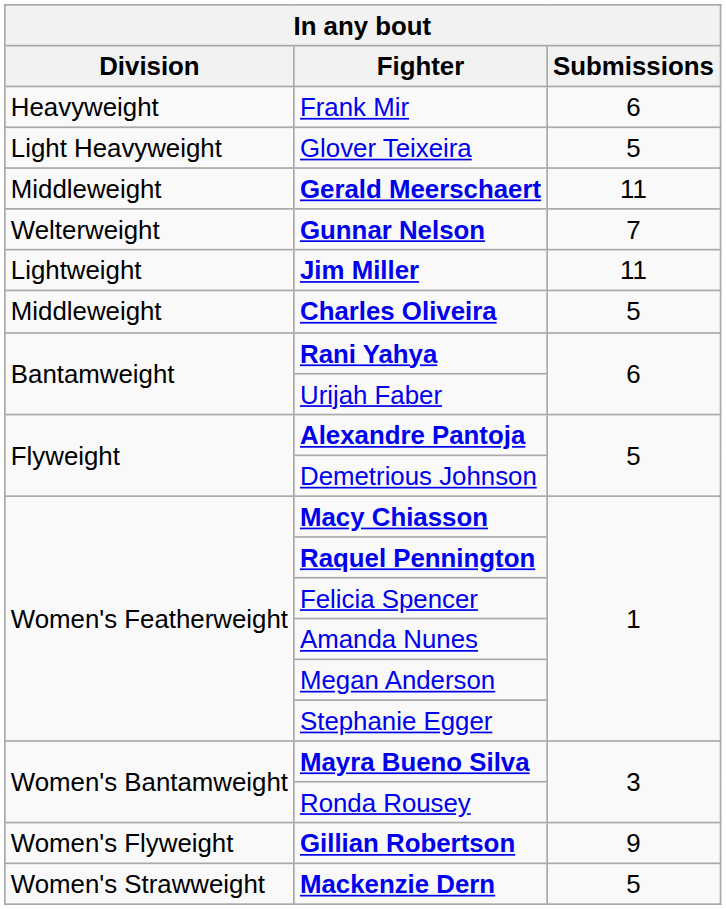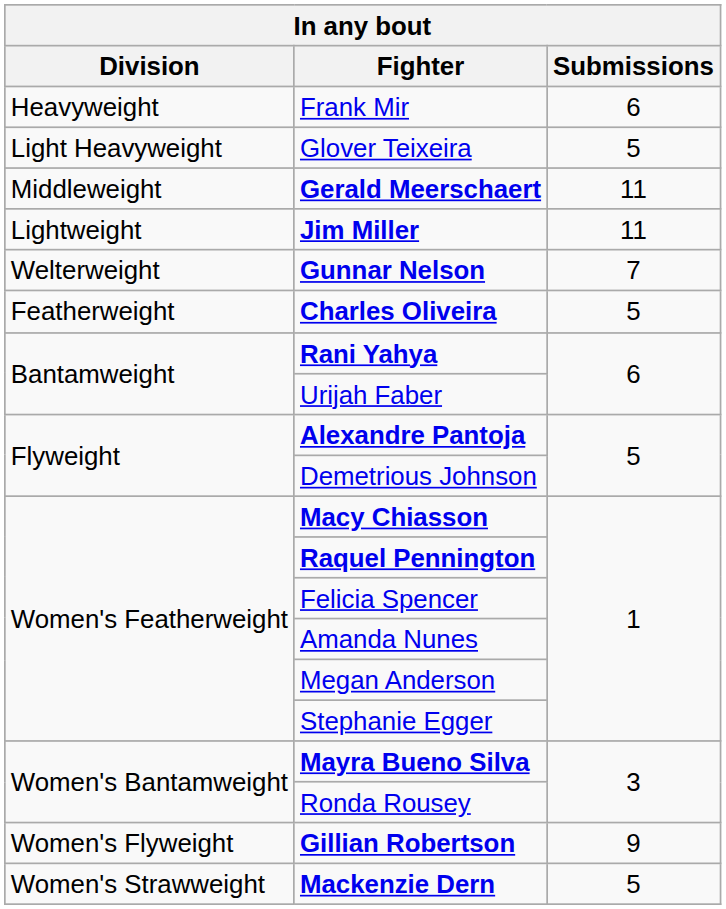rows swapped: (393, 230) <-> (360, 271)
(86, 312) Middleweight -> (93, 312) Featherweight
